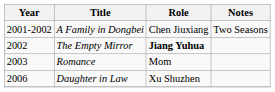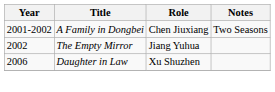(177, 45) bold -> (174, 45) normal
- row: (76, 62)
